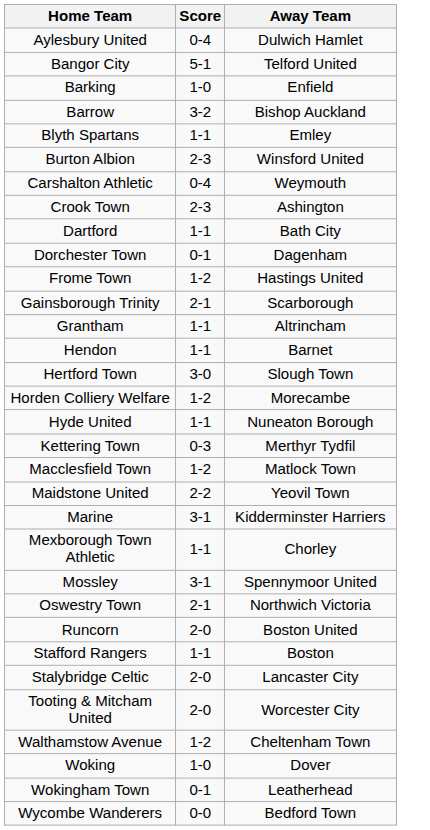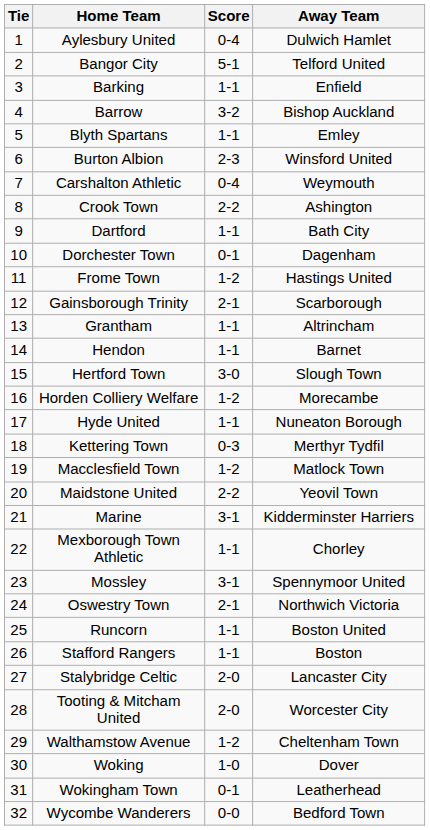+ column: (19, 16)
(200, 87) 1-0 -> (229, 87) 1-1
(200, 207) 2-3 -> (229, 207) 2-2
(200, 629) 2-0 -> (229, 629) 1-1
